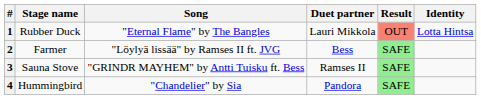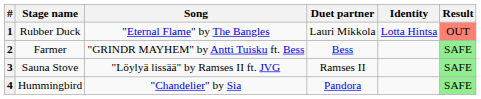columns swapped: (445, 13) <-> (396, 13)
(196, 49) "Löylyä lissää" by Ramses II ft. JVG -> (196, 49) "GRINDR MAYHEM" by Antti Tuisku ft. Bess
(196, 67) "GRINDR MAYHEM" by Antti Tuisku ft. Bess -> (196, 67) "Löylyä lissää" by Ramses II ft. JVG
